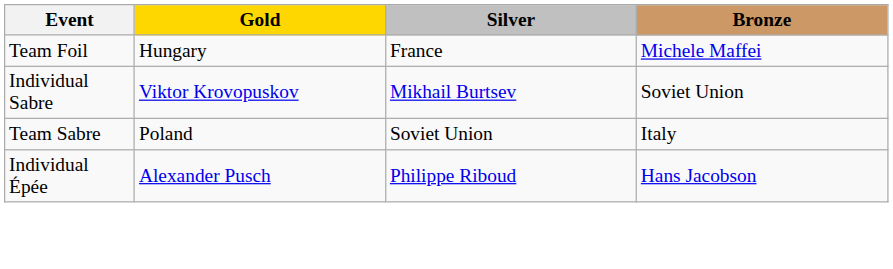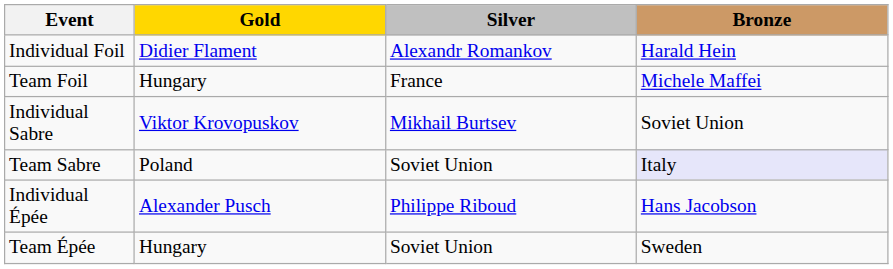+ row: (67, 50)
(659, 133) no background -> (659, 164) lavender background
+ row: (52, 247)
